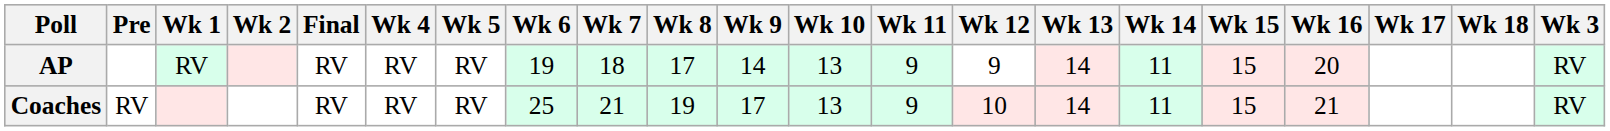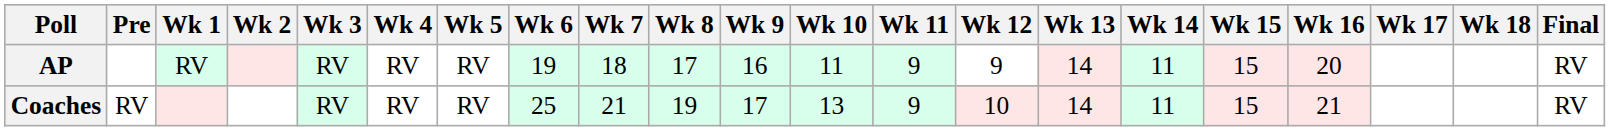columns swapped: (1570, 24) <-> (331, 24)
(753, 65) 14 -> (755, 65) 16
(829, 65) 13 -> (832, 65) 11
